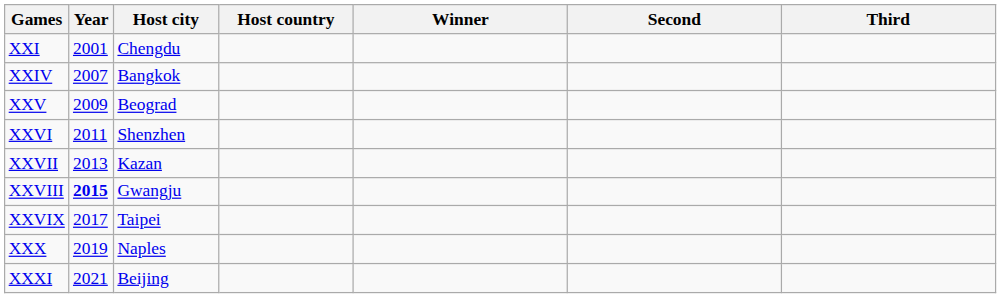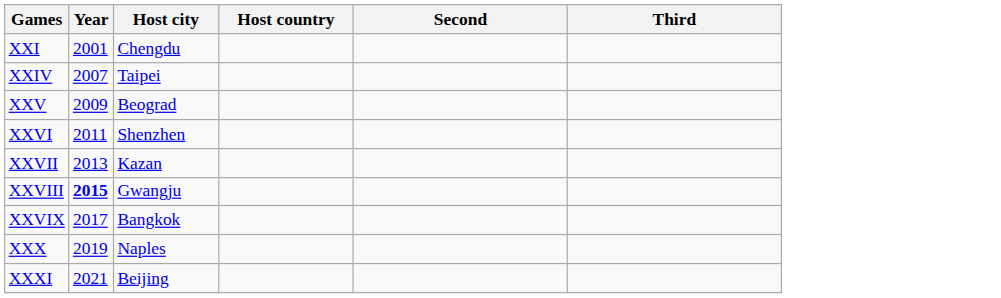- column: (460, 19)
(149, 76) Bangkok -> (139, 76) Taipei
(139, 220) Taipei -> (149, 220) Bangkok
